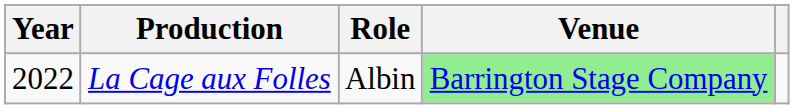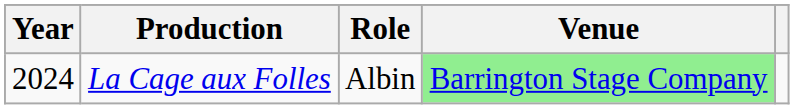(43, 77) 2022 -> (43, 77) 2024
